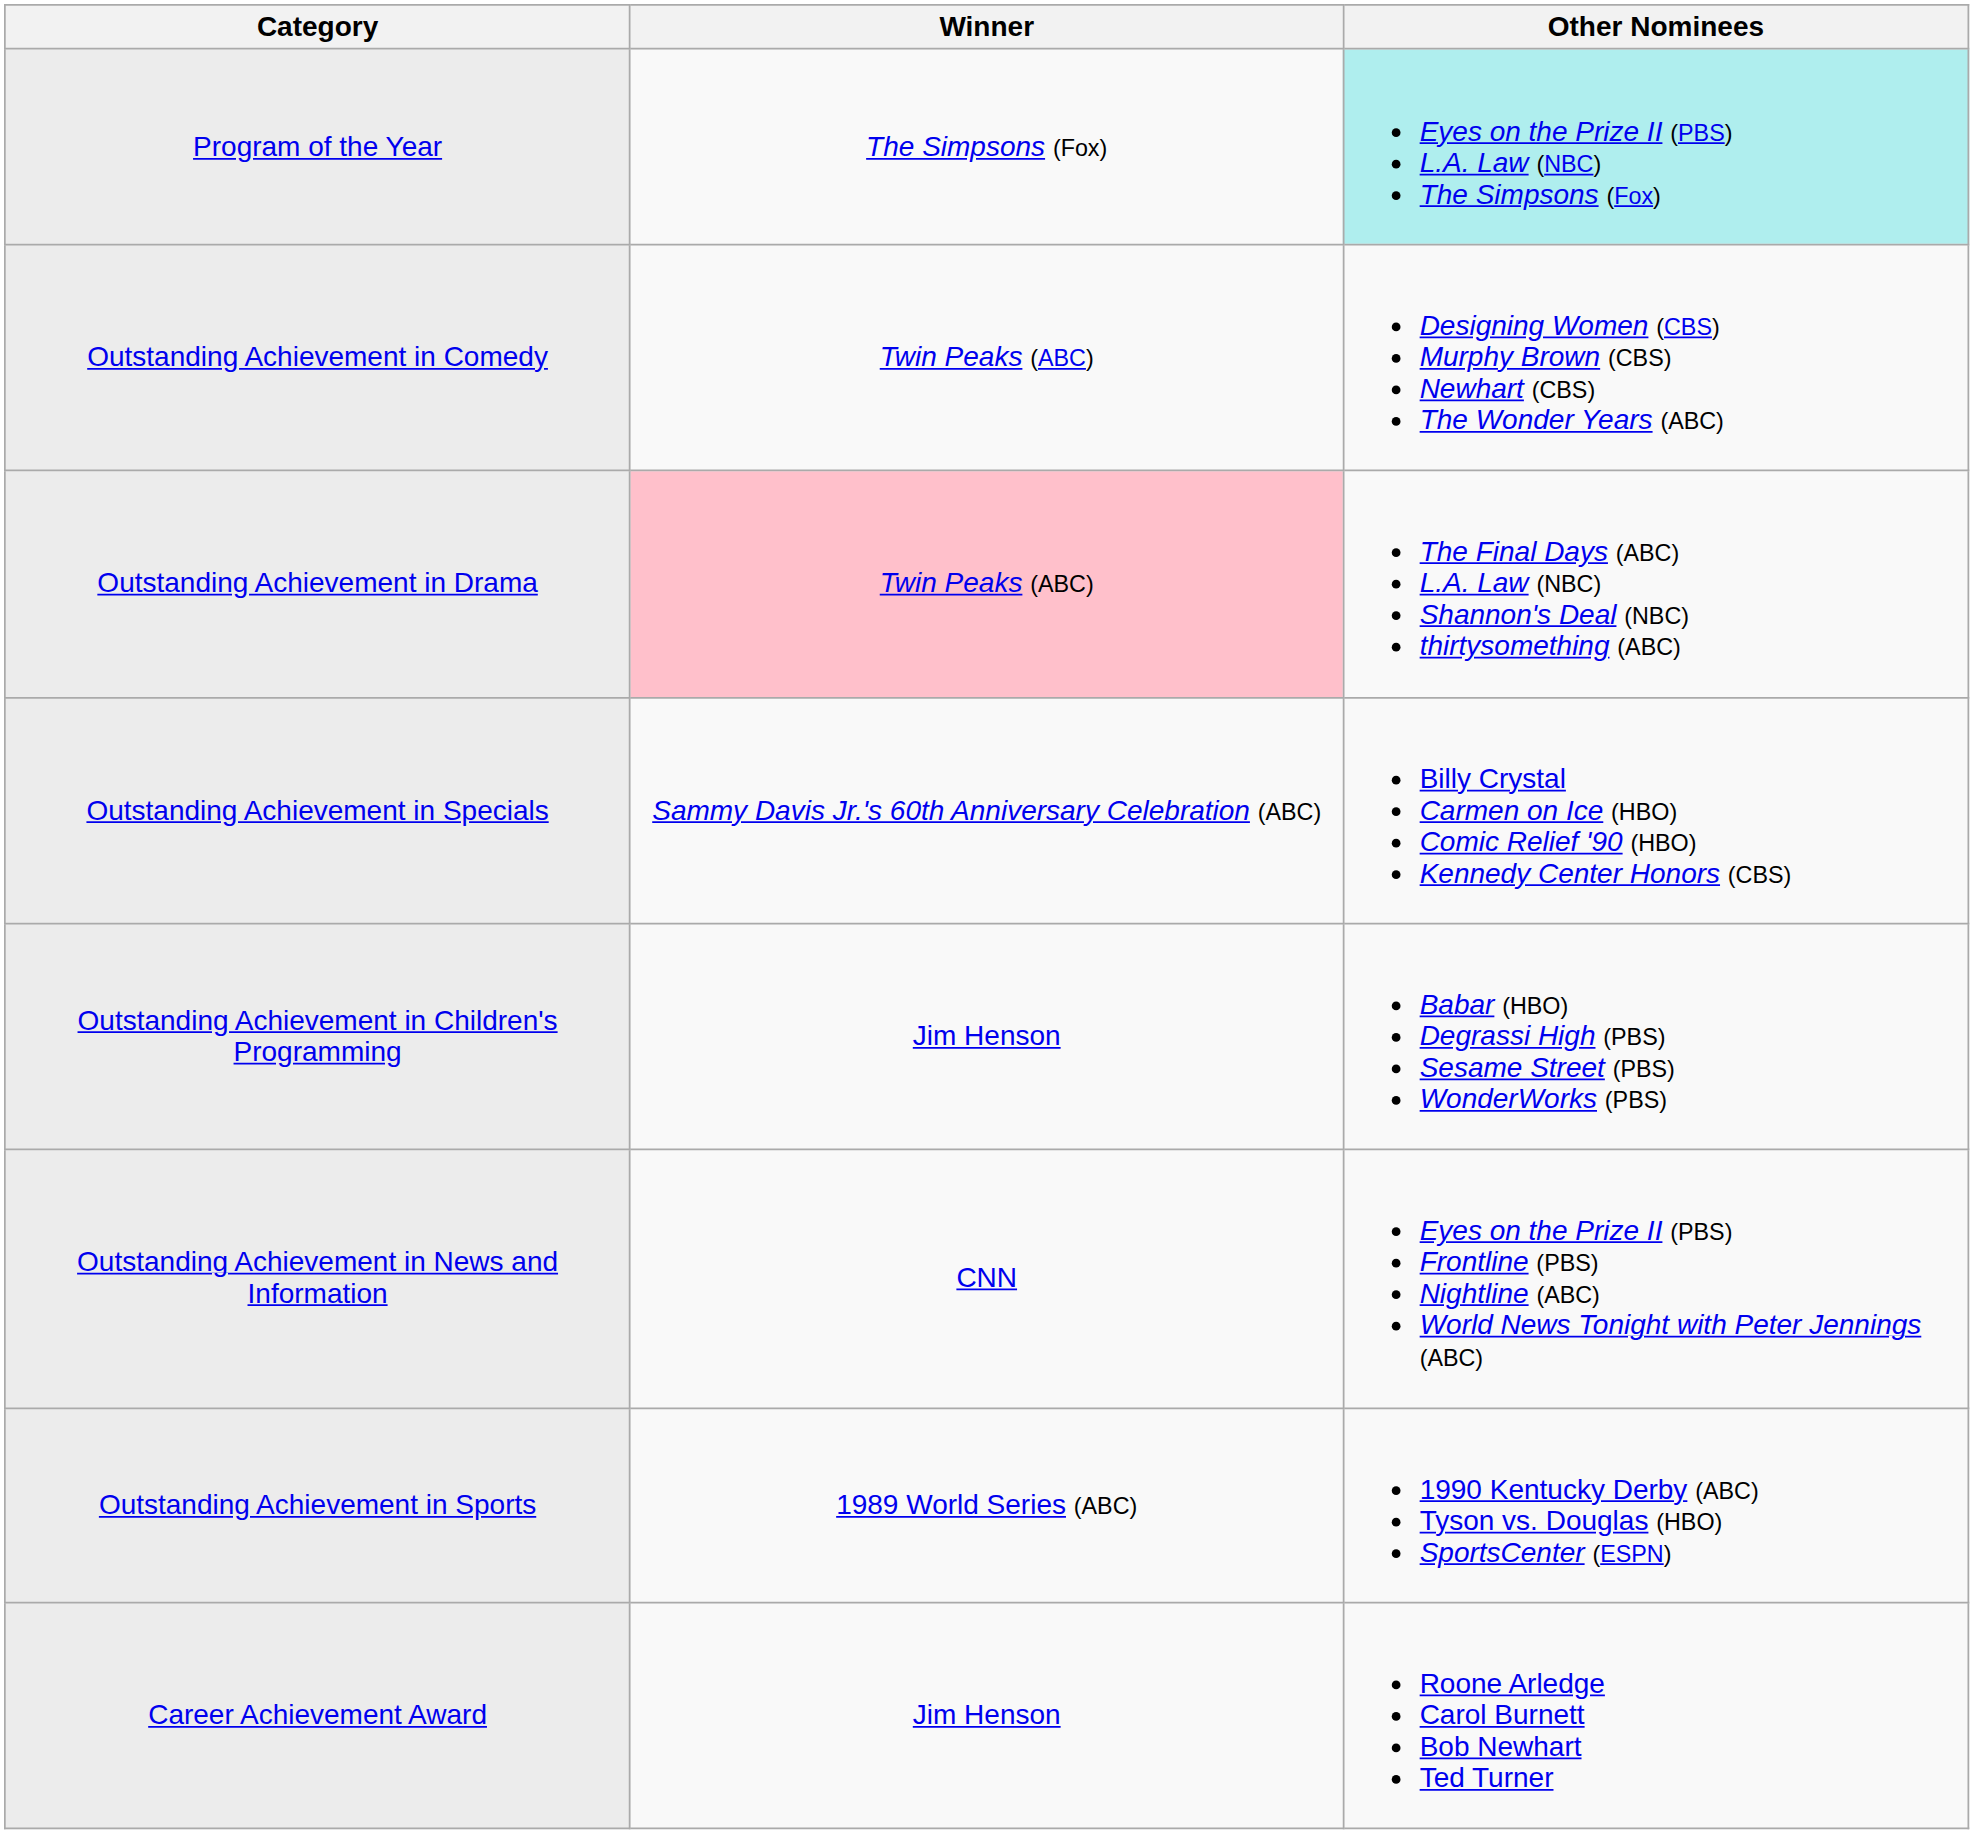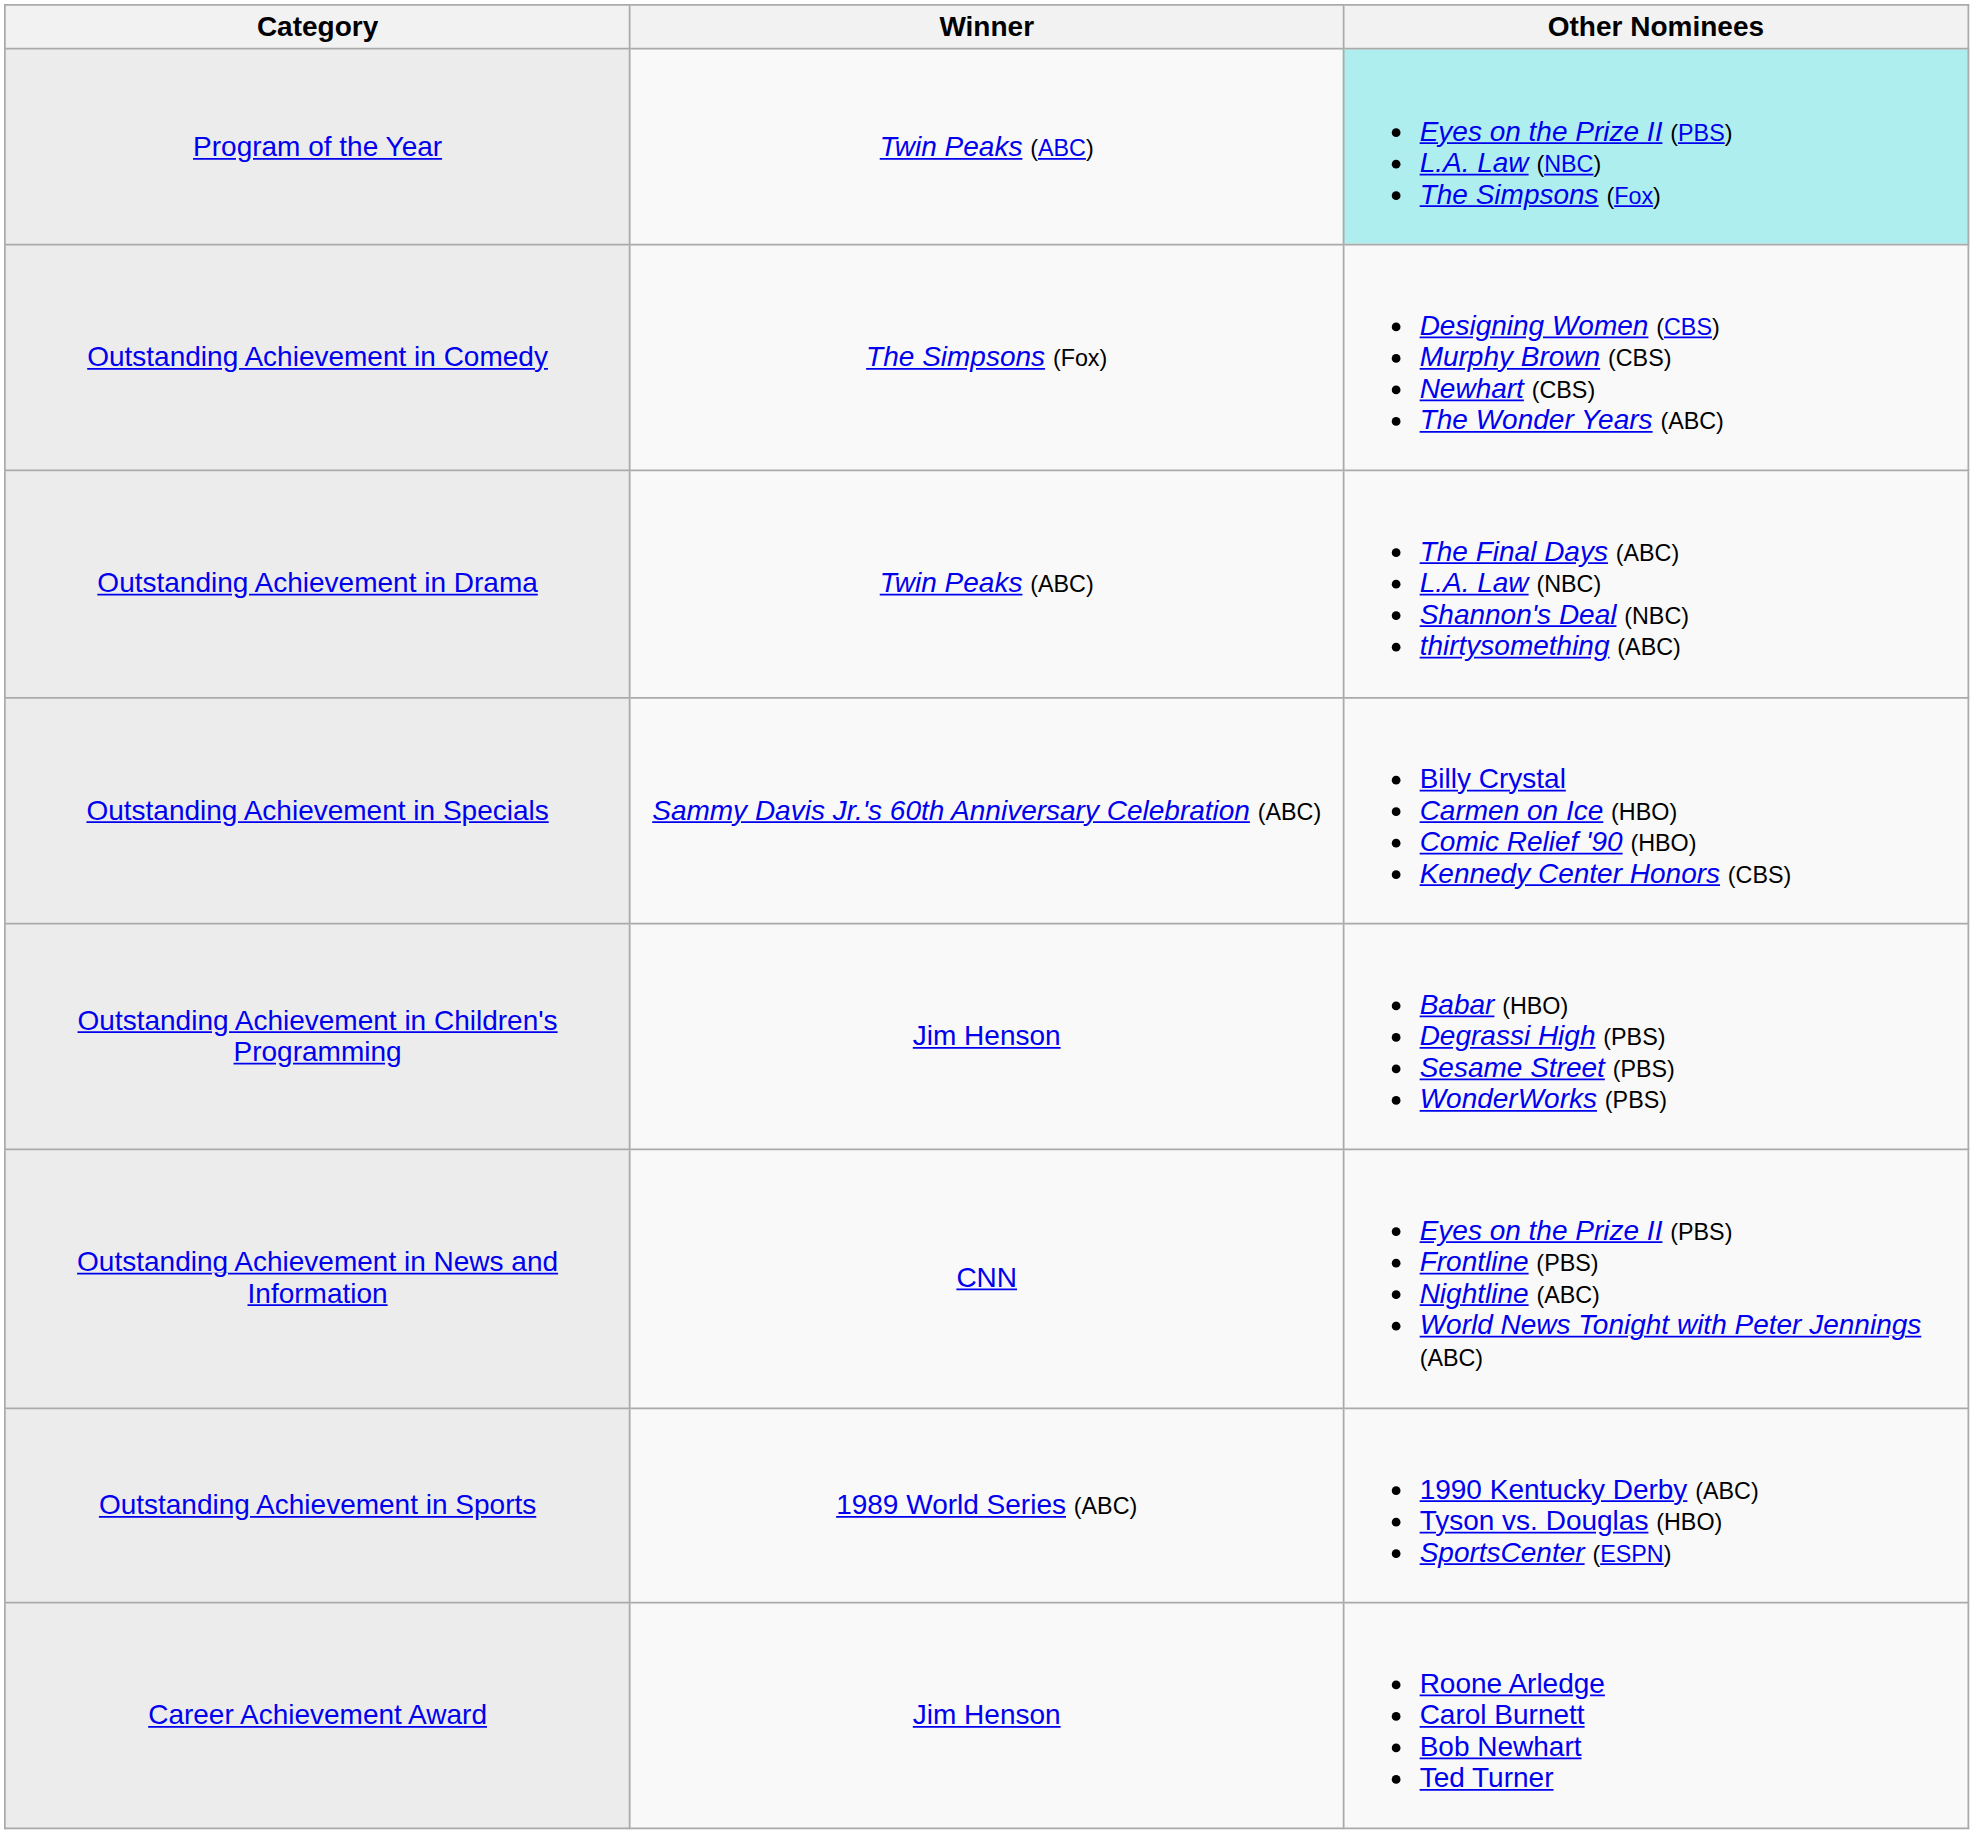(987, 146) The Simpsons (Fox) -> (987, 146) Twin Peaks (ABC)
(987, 357) Twin Peaks (ABC) -> (987, 357) The Simpsons (Fox)
(987, 583) pink background -> (987, 583) no background
